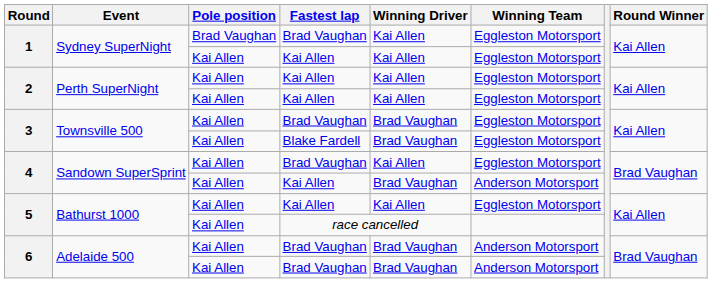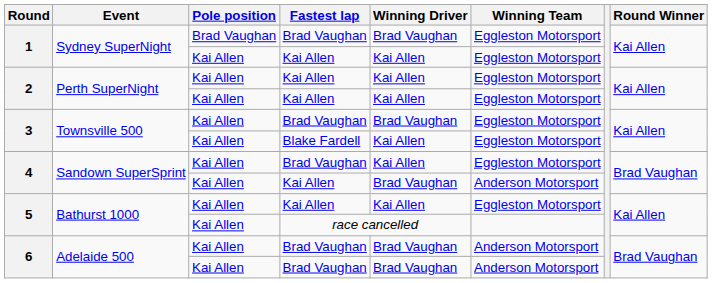(399, 36) Kai Allen -> (415, 36) Brad Vaughan
(415, 141) Brad Vaughan -> (399, 141) Kai Allen
